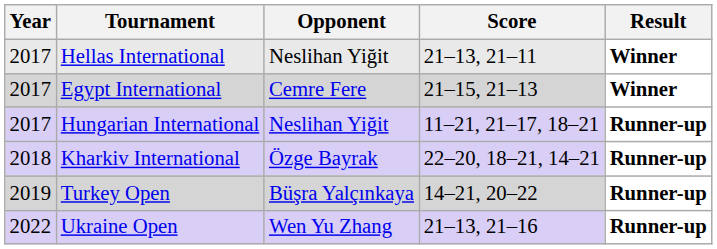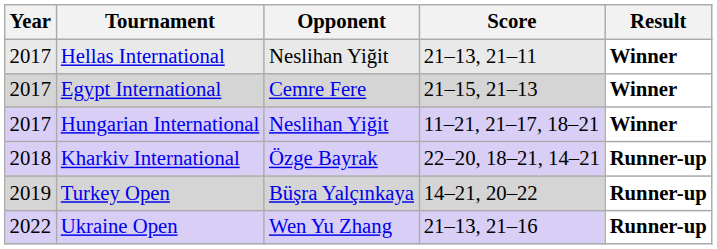(658, 124) Runner-up -> (643, 124) Winner
